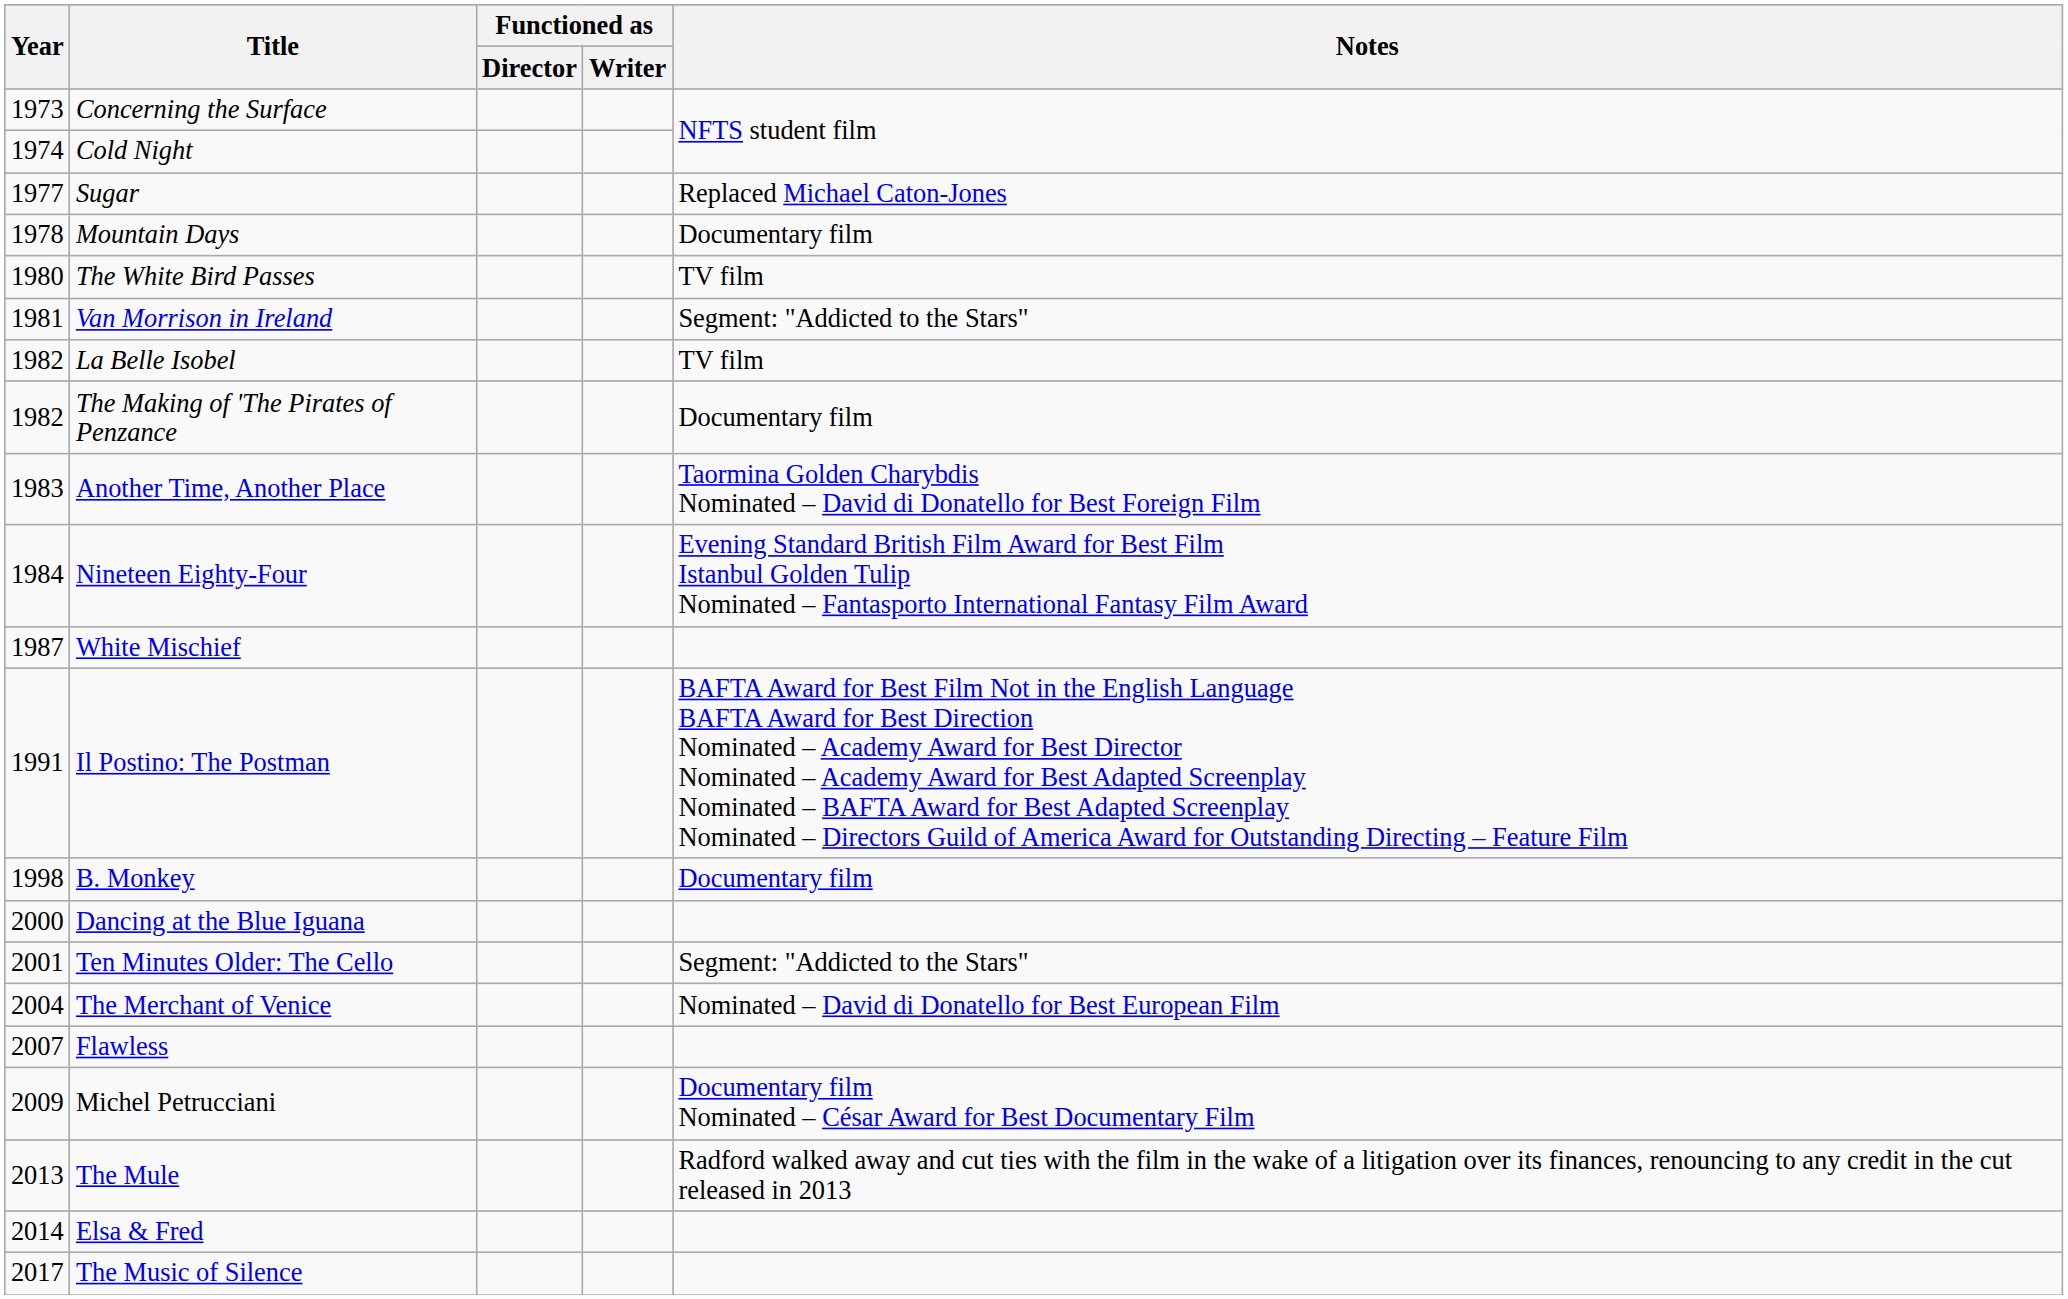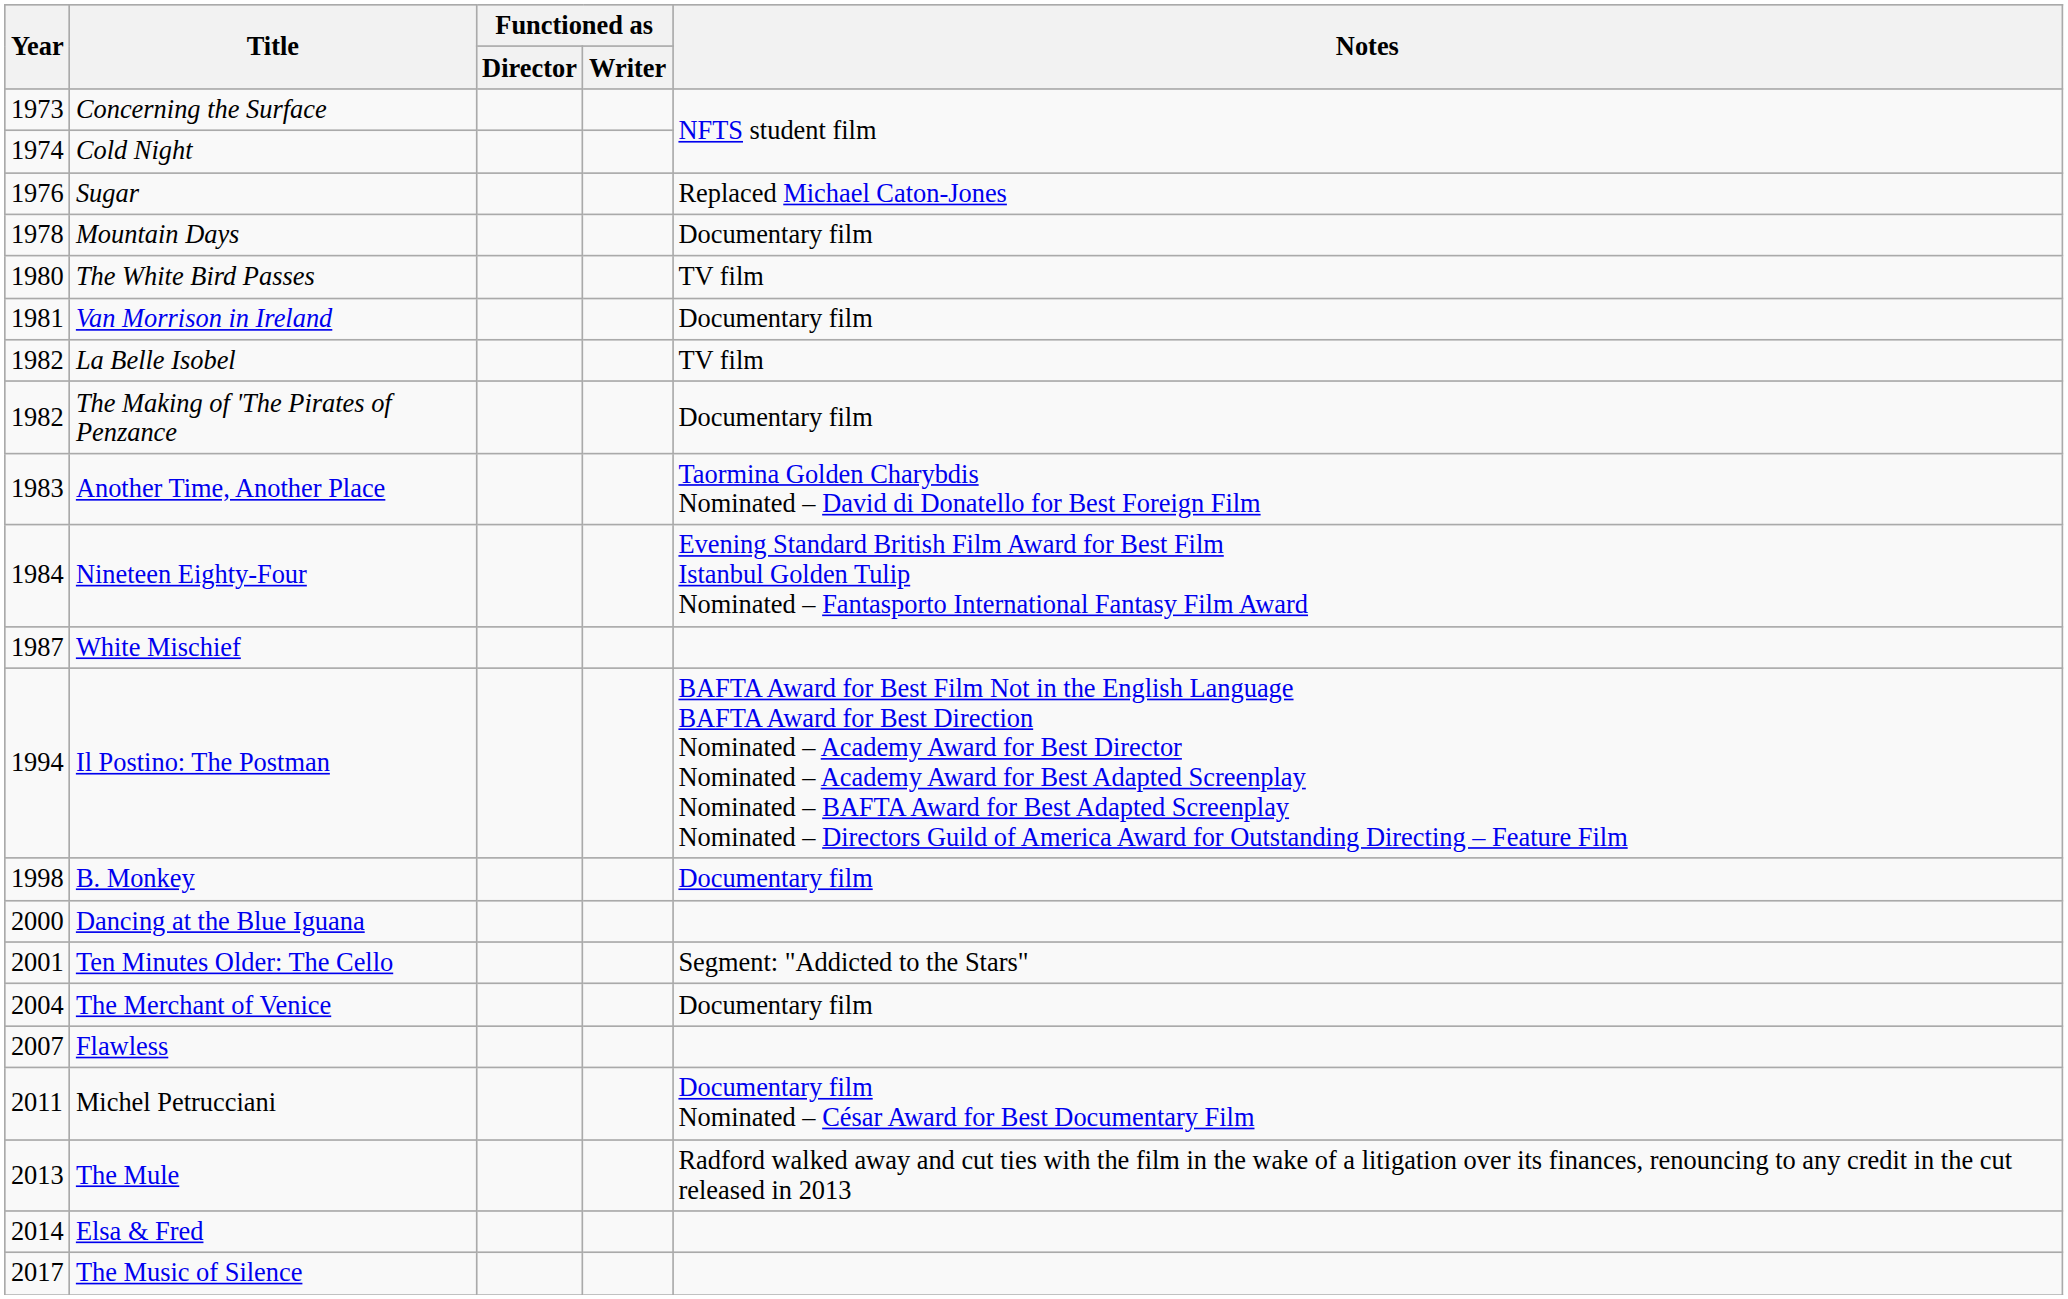(37, 192) 1977 -> (37, 192) 1976
(853, 318) Segment: "Addicted to the Stars" -> (776, 318) Documentary film
(37, 762) 1991 -> (37, 762) 1994
(979, 1004) Nominated – David di Donatello for Best European Film -> (776, 1004) Documentary film
(37, 1103) 2009 -> (37, 1103) 2011
